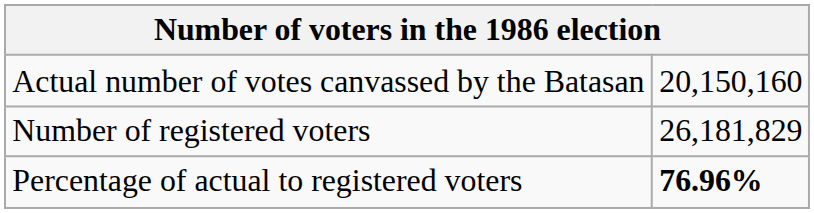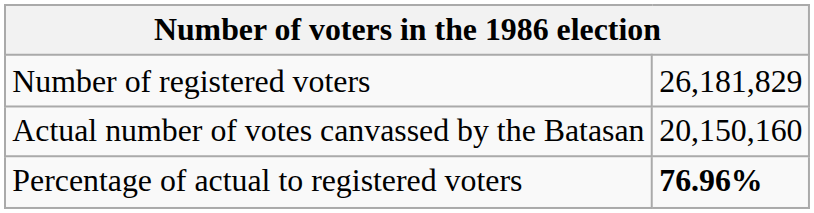rows swapped: (191, 130) <-> (328, 80)
